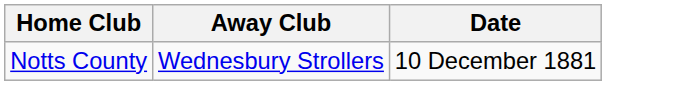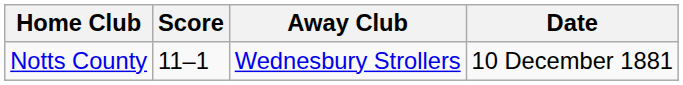+ column: (191, 23)
